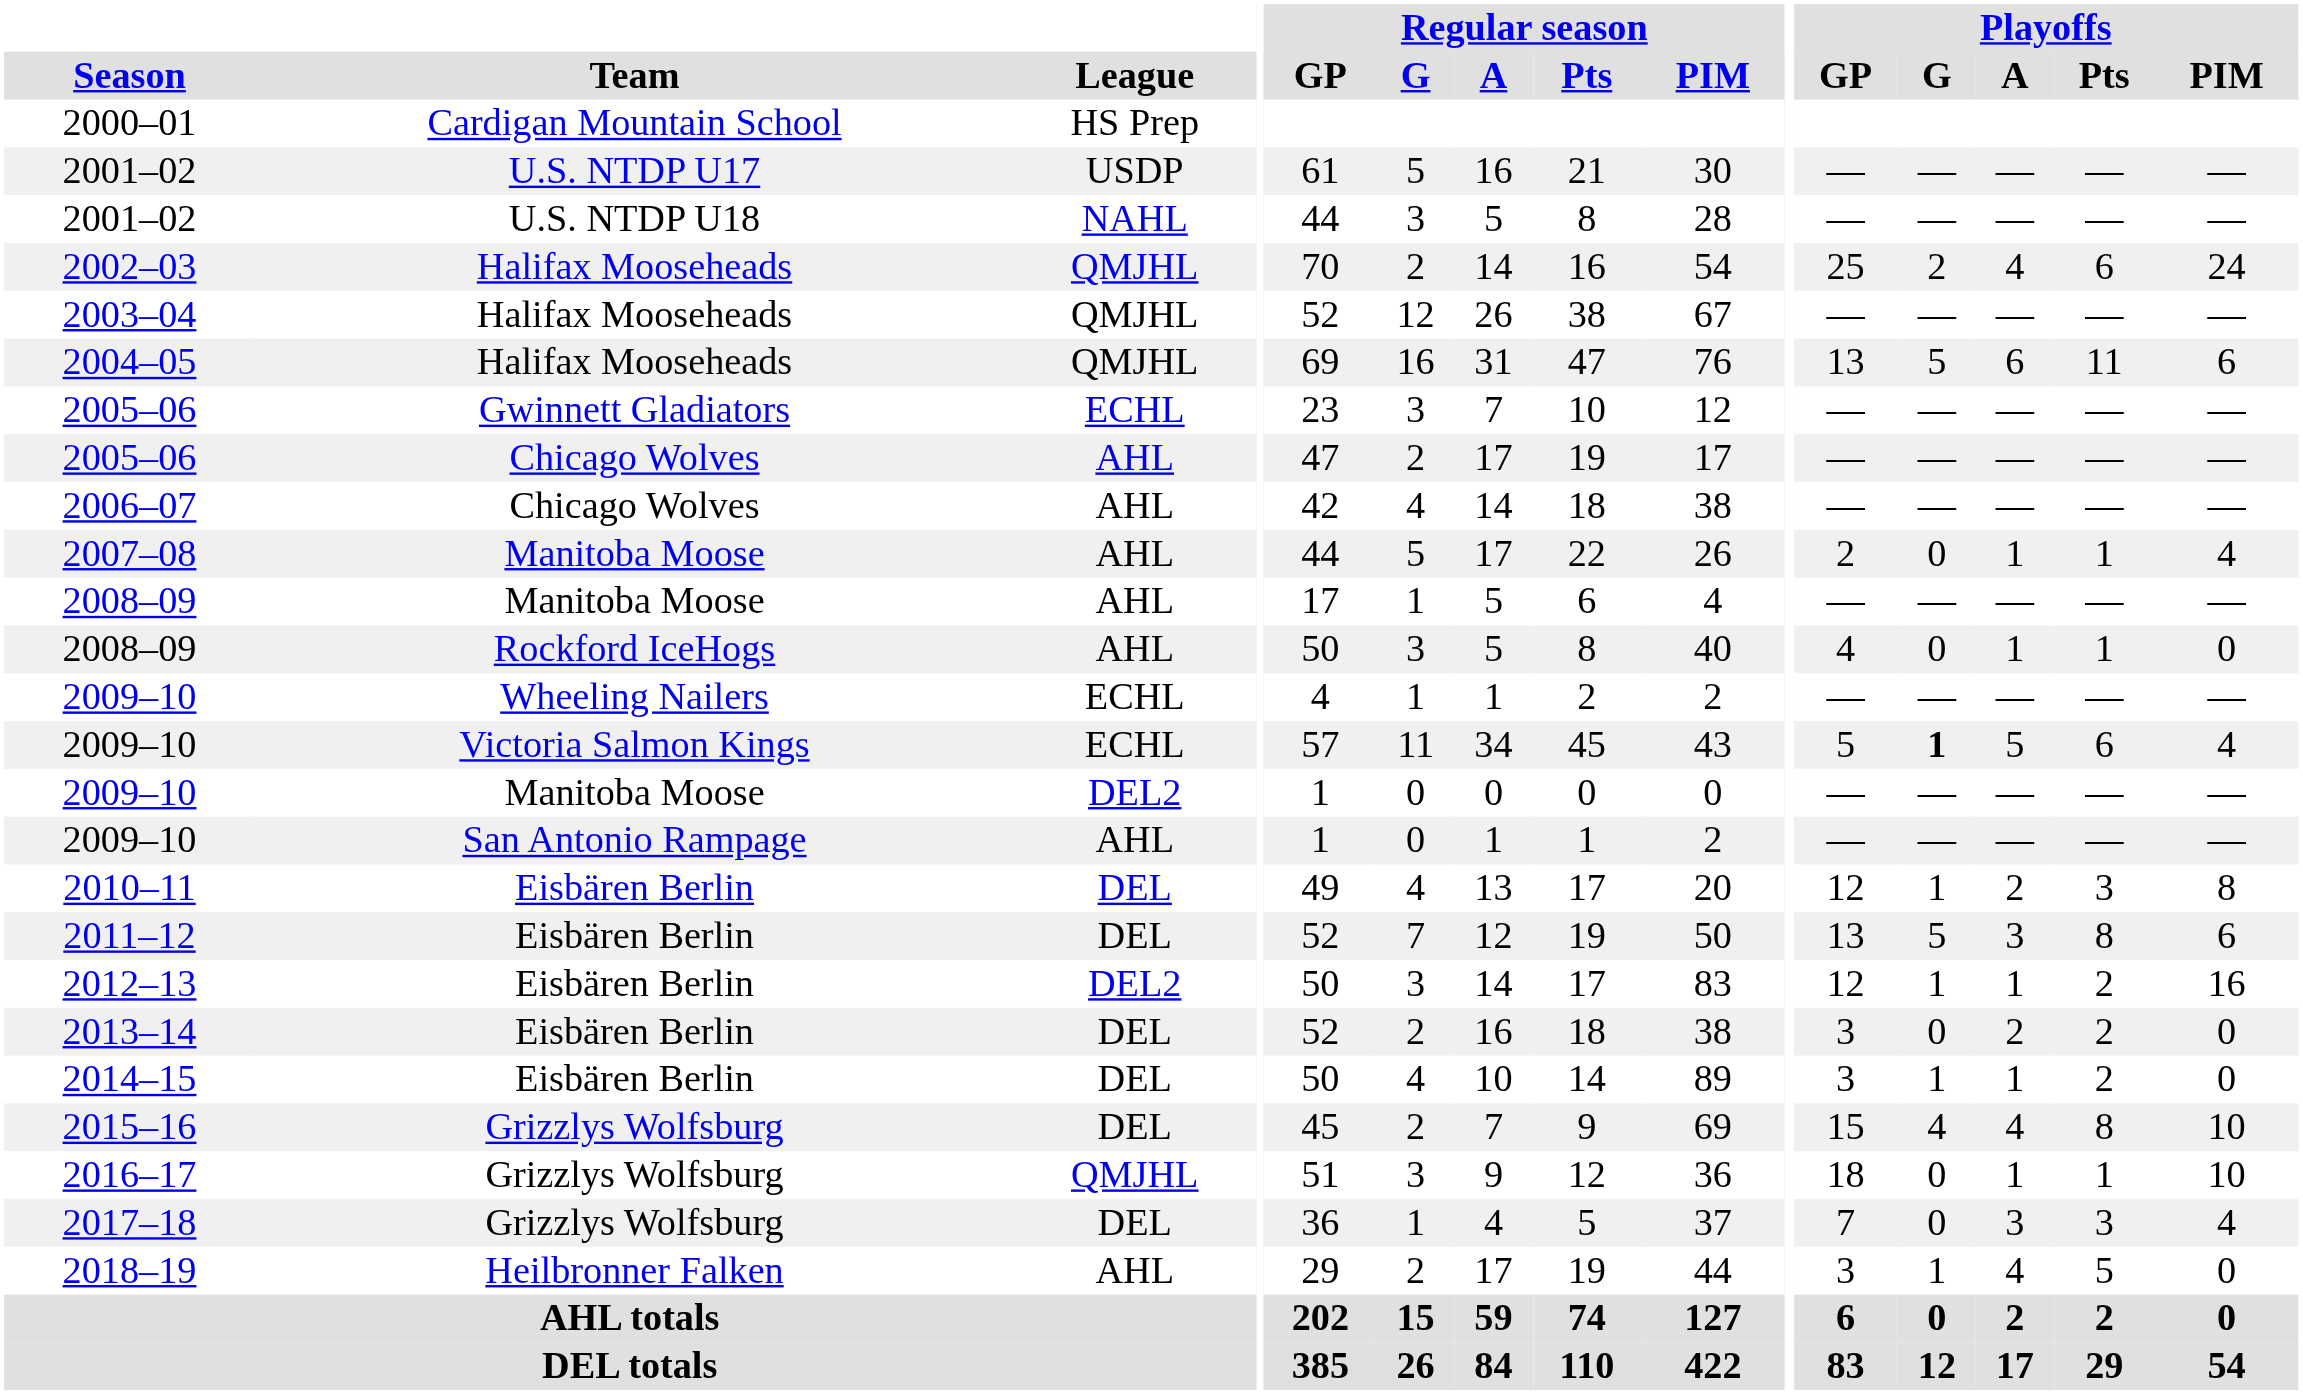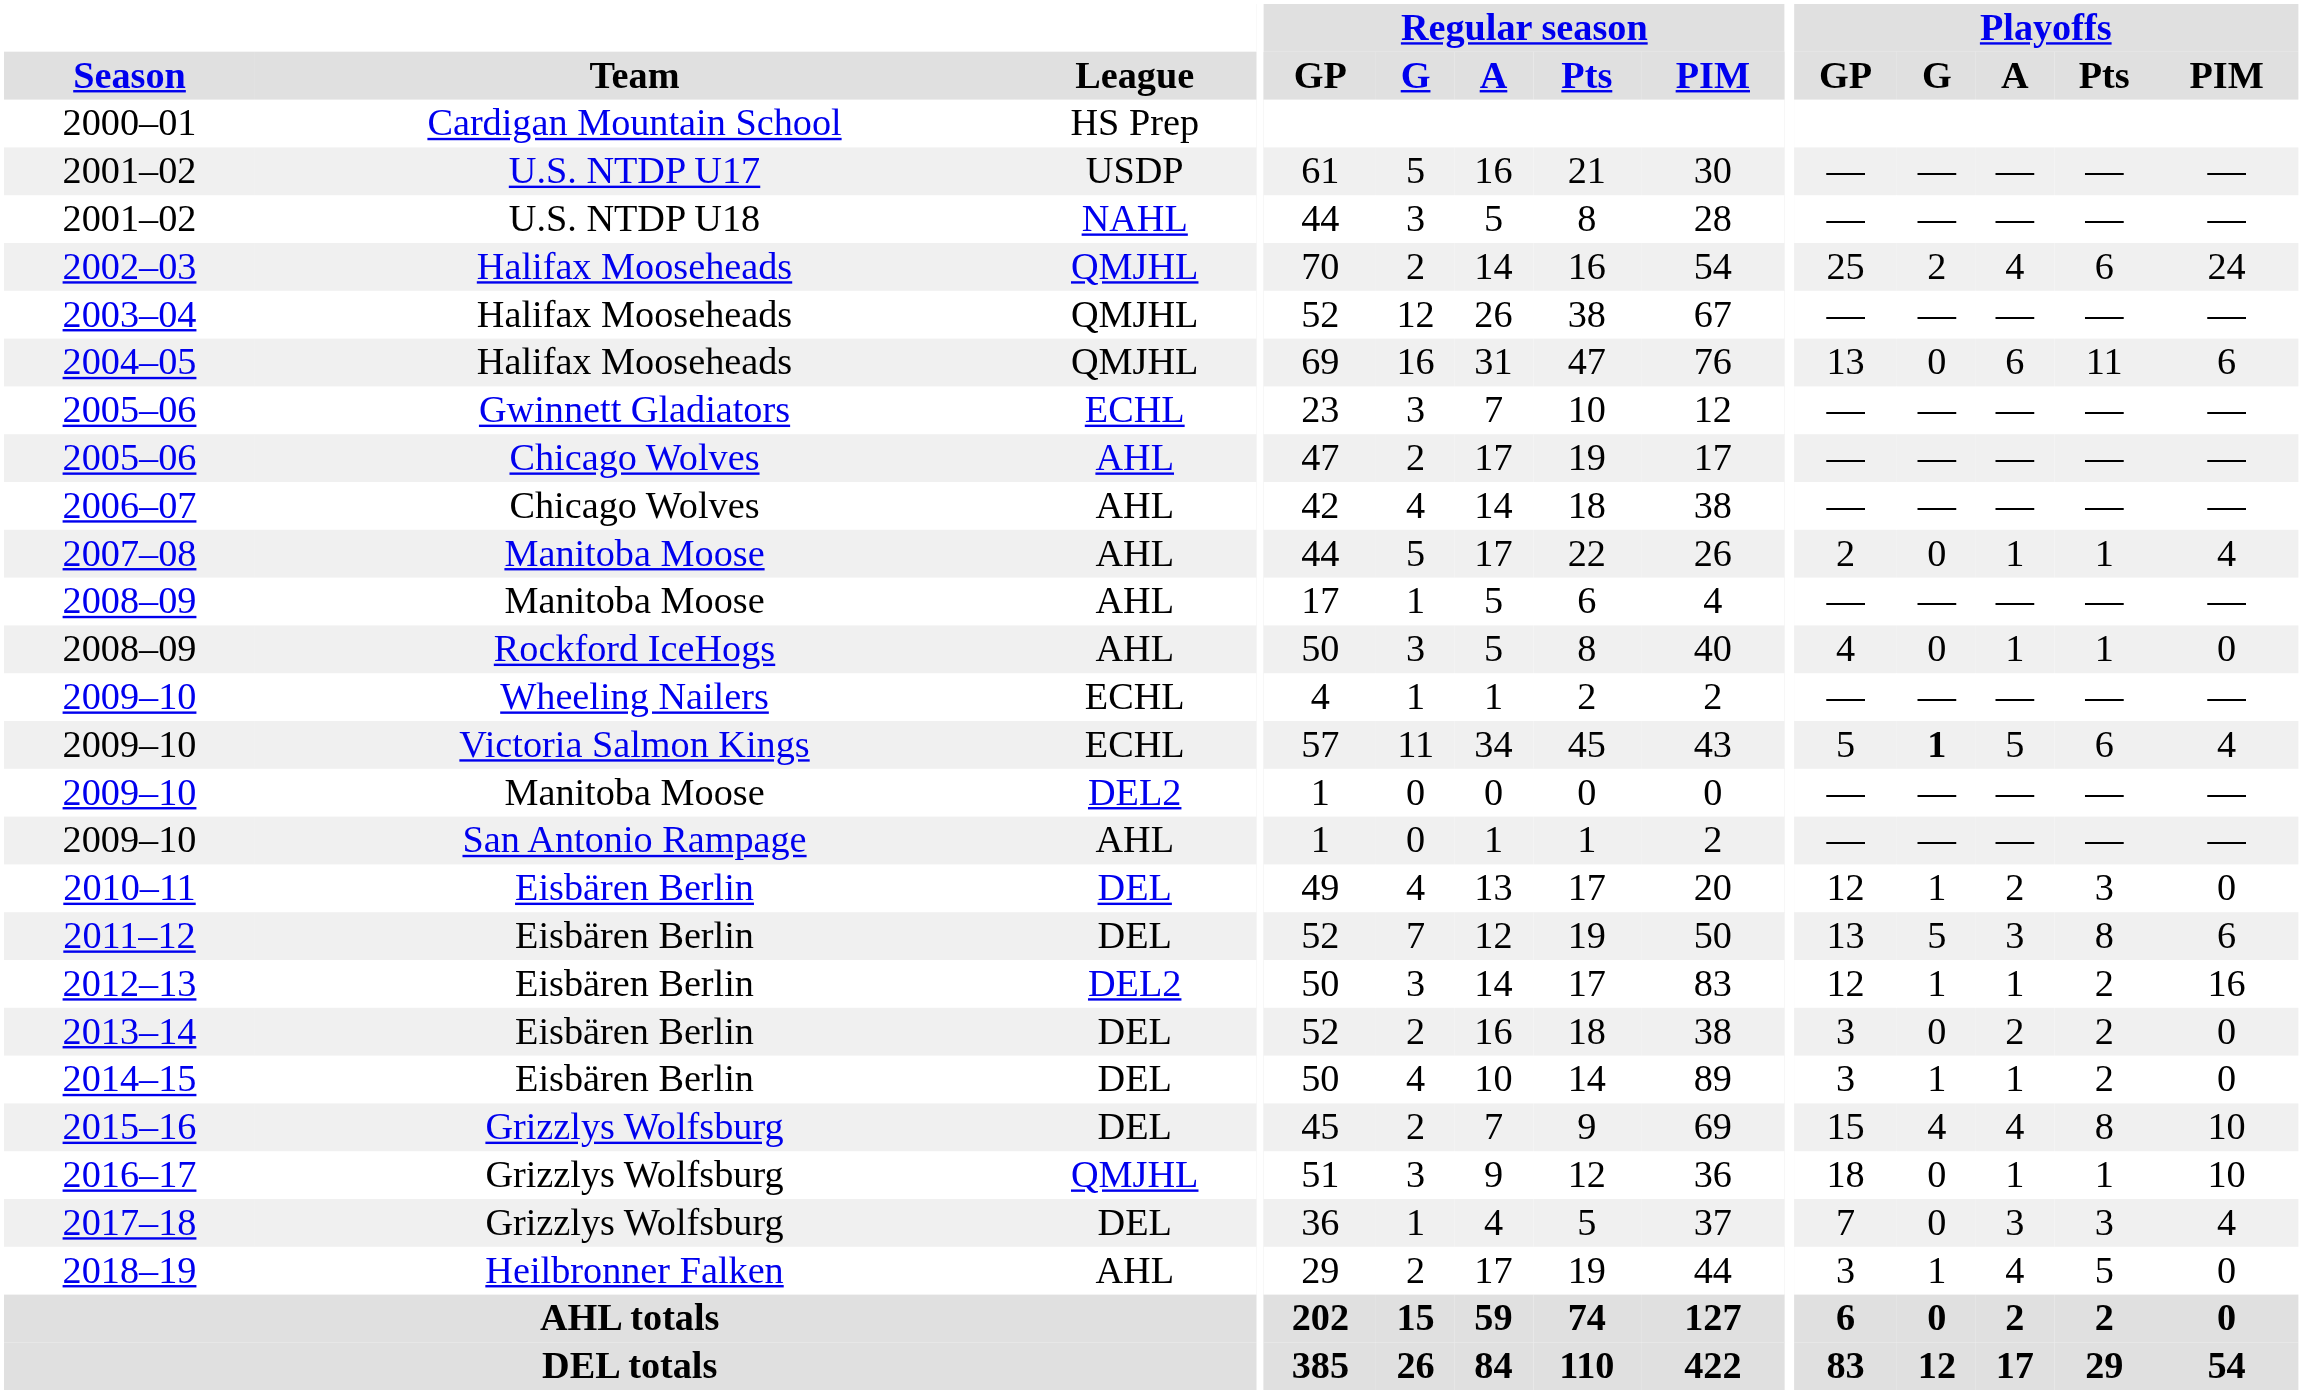(1937, 361) 5 -> (1937, 361) 0
(2227, 887) 8 -> (2227, 887) 0
